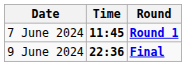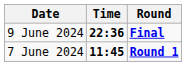rows swapped: (46, 33) <-> (46, 52)
